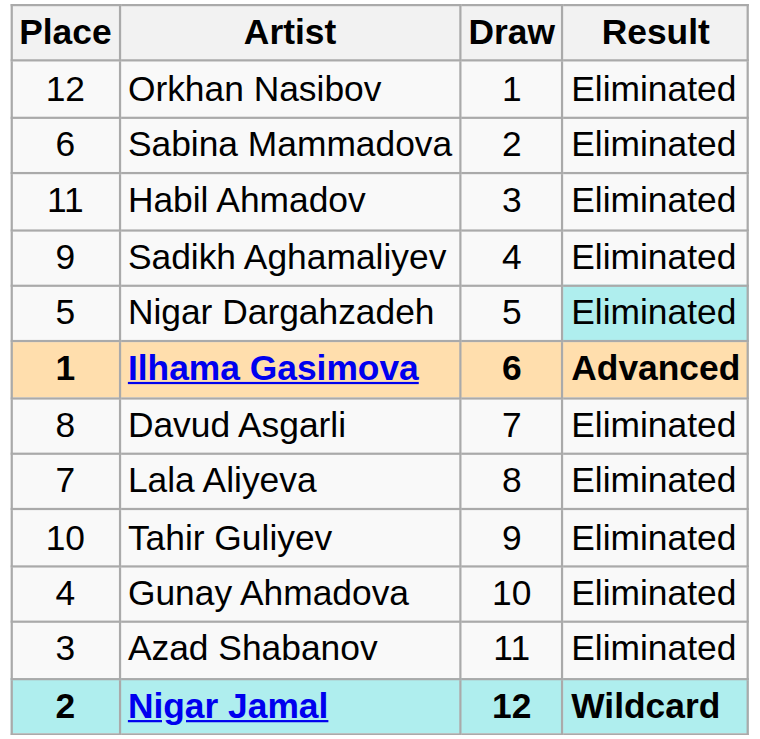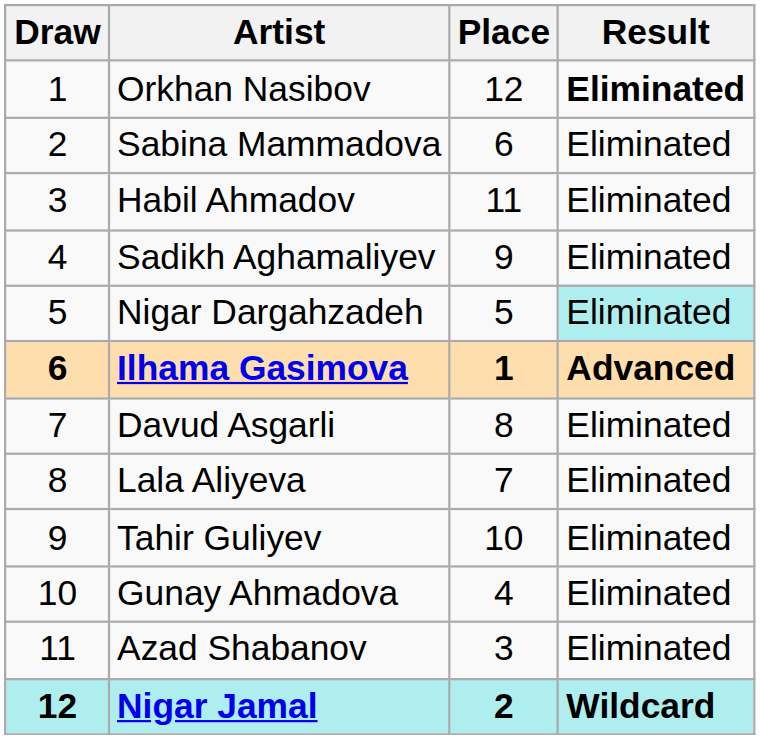columns swapped: (512, 32) <-> (65, 32)
(654, 88) normal -> (656, 88) bold
